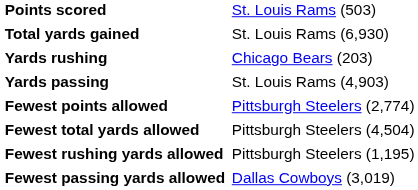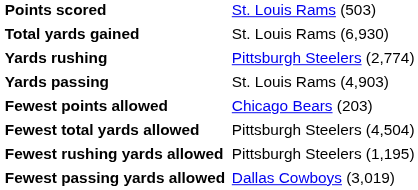(302, 58) Chicago Bears (203) -> (323, 58) Pittsburgh Steelers (2,774)
(323, 106) Pittsburgh Steelers (2,774) -> (302, 106) Chicago Bears (203)
